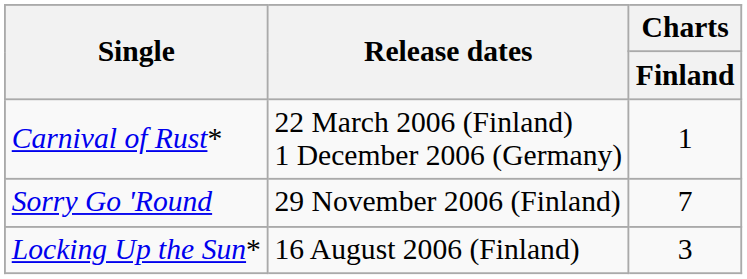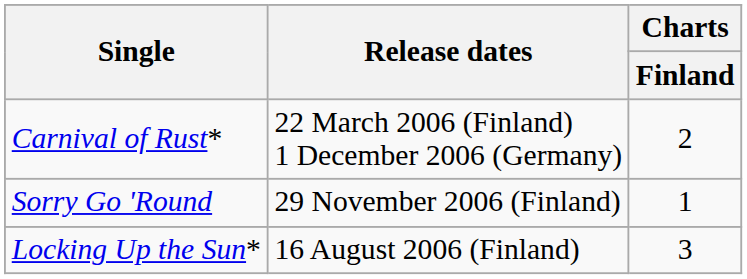(685, 138) 1 -> (685, 138) 2
(685, 202) 7 -> (685, 202) 1
